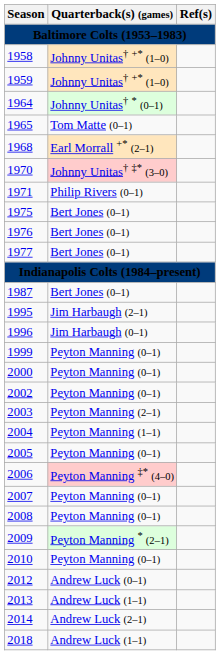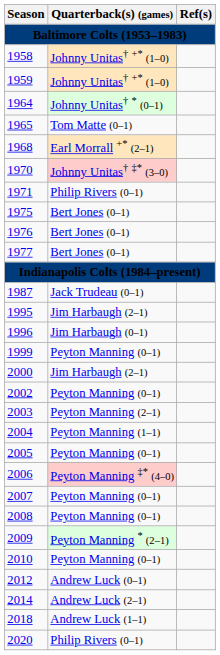(90, 292) Bert Jones (0–1) -> (97, 292) Jack Trudeau (0–1)
(105, 372) Peyton Manning (0–1) -> (99, 372) Jim Harbaugh (2–1)
- row: (20, 599)
+ row: (20, 639)
